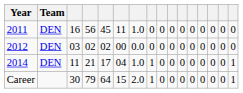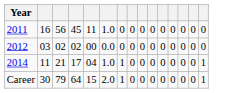- column: (52, 12)
